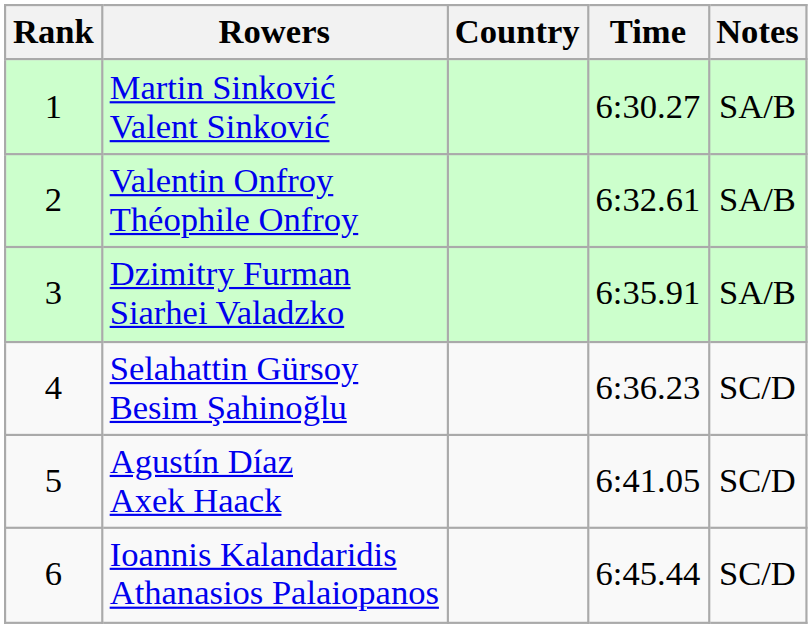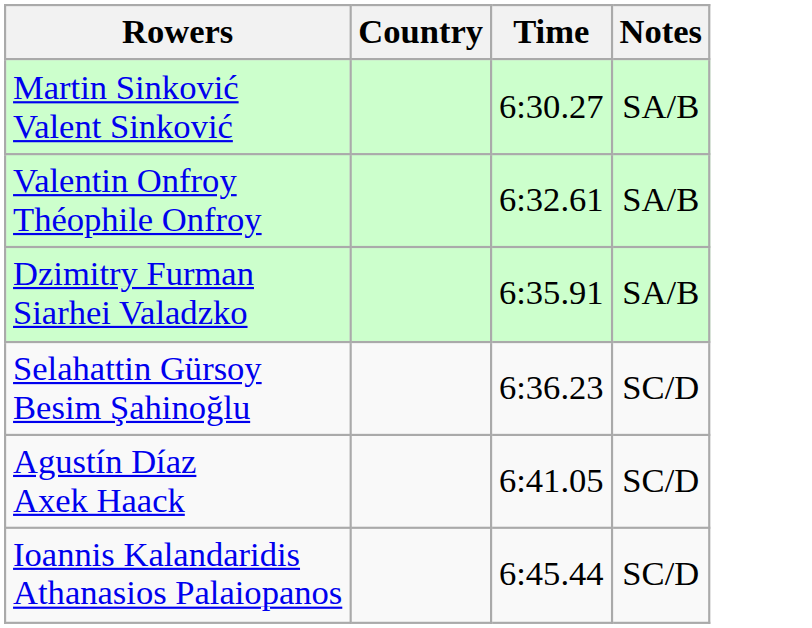- column: (53, 31)
